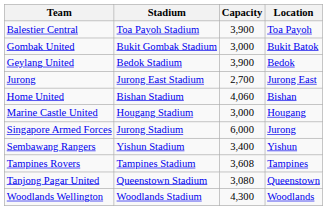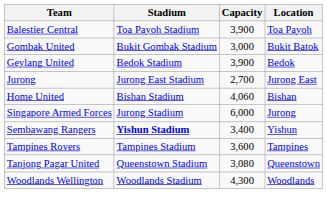- row: (52, 113)
(151, 146) normal -> (153, 130) bold
(242, 163) 3,608 -> (242, 146) 3,600
